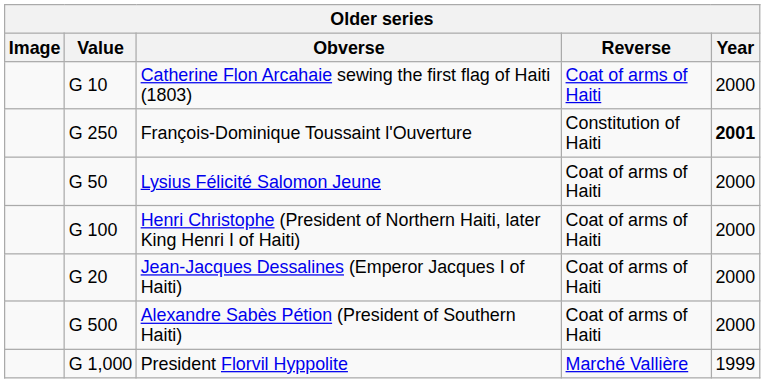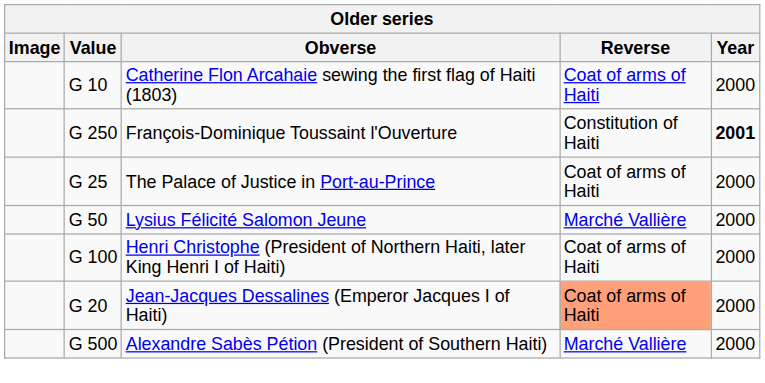+ row: (280, 182)
(627, 182) Coat of arms of Haiti -> (625, 220) Marché Vallière
(627, 278) no background -> (625, 306) lightsalmon background
(627, 326) Coat of arms of Haiti -> (625, 344) Marché Vallière
- row: (244, 364)
